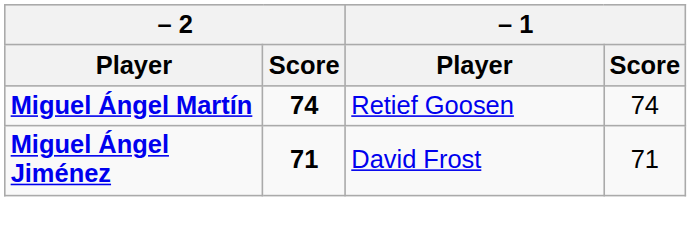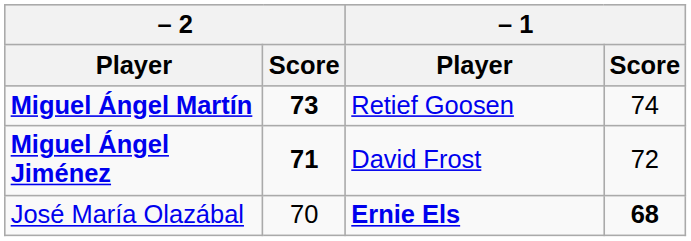(304, 105) 74 -> (304, 105) 73
(645, 160) 71 -> (645, 160) 72
+ row: (127, 214)
